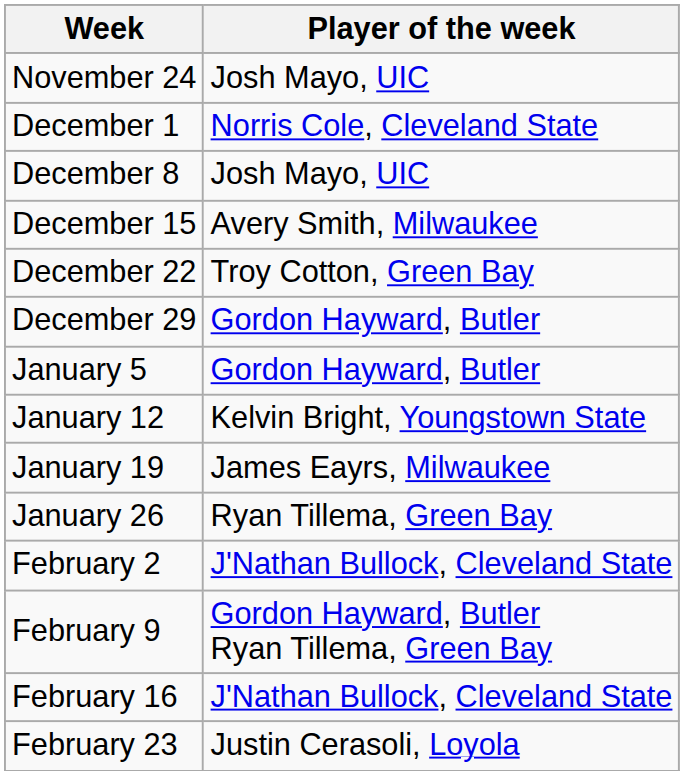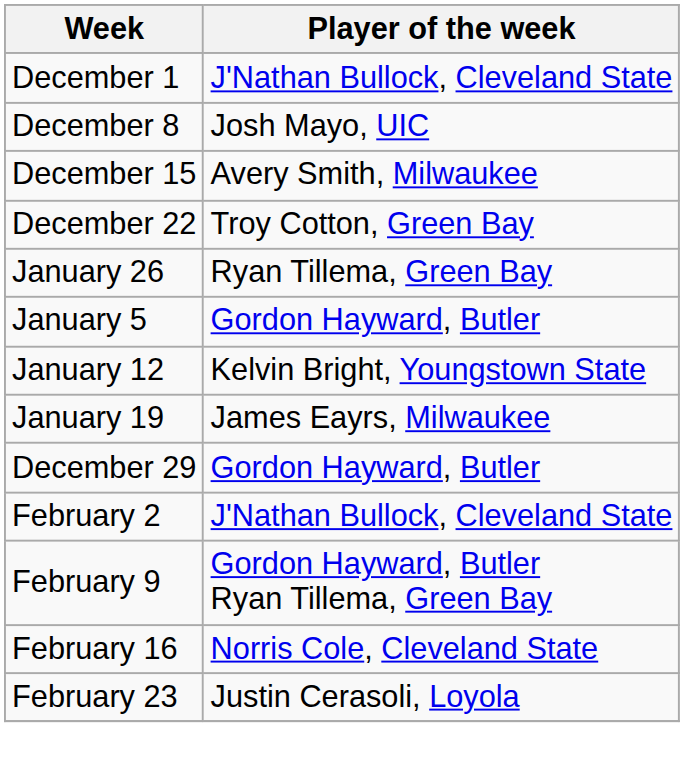- row: (104, 77)
(404, 126) Norris Cole, Cleveland State -> (442, 77) J'Nathan Bullock, Cleveland State
rows swapped: (104, 321) <-> (88, 516)
(442, 696) J'Nathan Bullock, Cleveland State -> (404, 648) Norris Cole, Cleveland State
